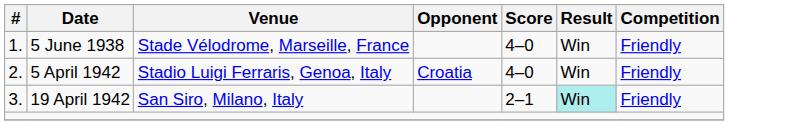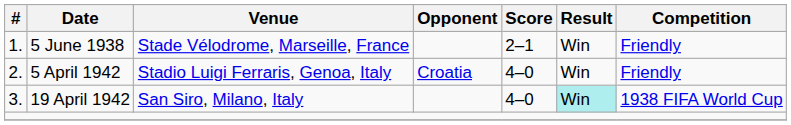(520, 45) 4–0 -> (520, 45) 2–1
(520, 99) 2–1 -> (520, 99) 4–0
(651, 99) Friendly -> (702, 99) 1938 FIFA World Cup
